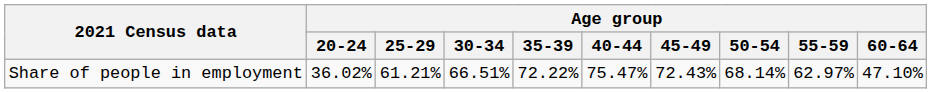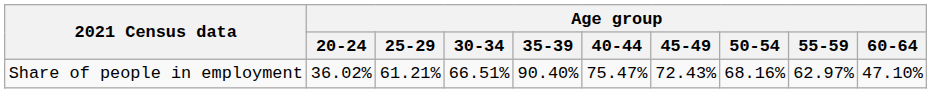(548, 74) 72.22% -> (548, 74) 90.40%
(755, 74) 68.14% -> (755, 74) 68.16%
